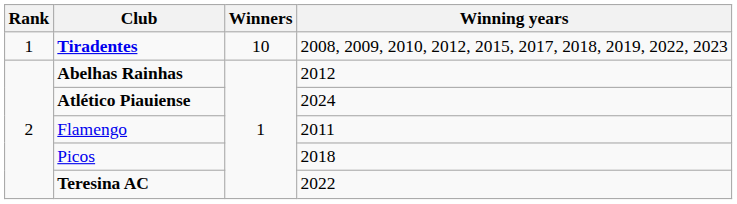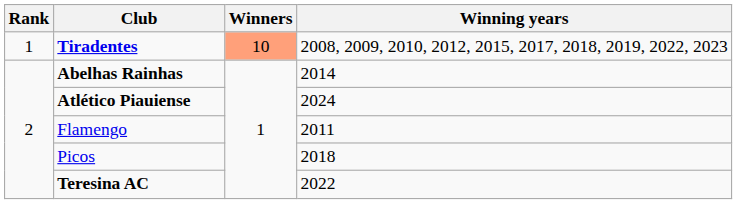(261, 45) no background -> (261, 45) lightsalmon background
(318, 73) 2012 -> (318, 73) 2014
